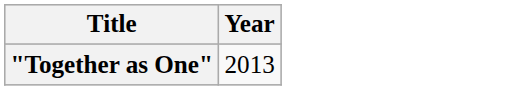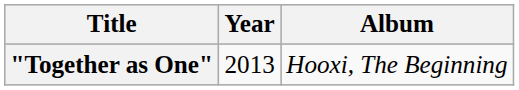+ column: (397, 24)
